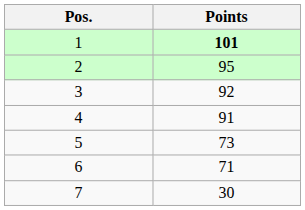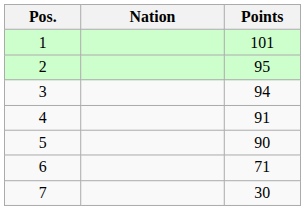+ column: (152, 17)
(227, 42) bold -> (262, 42) normal
(227, 92) 92 -> (262, 92) 94
(227, 142) 73 -> (262, 142) 90
